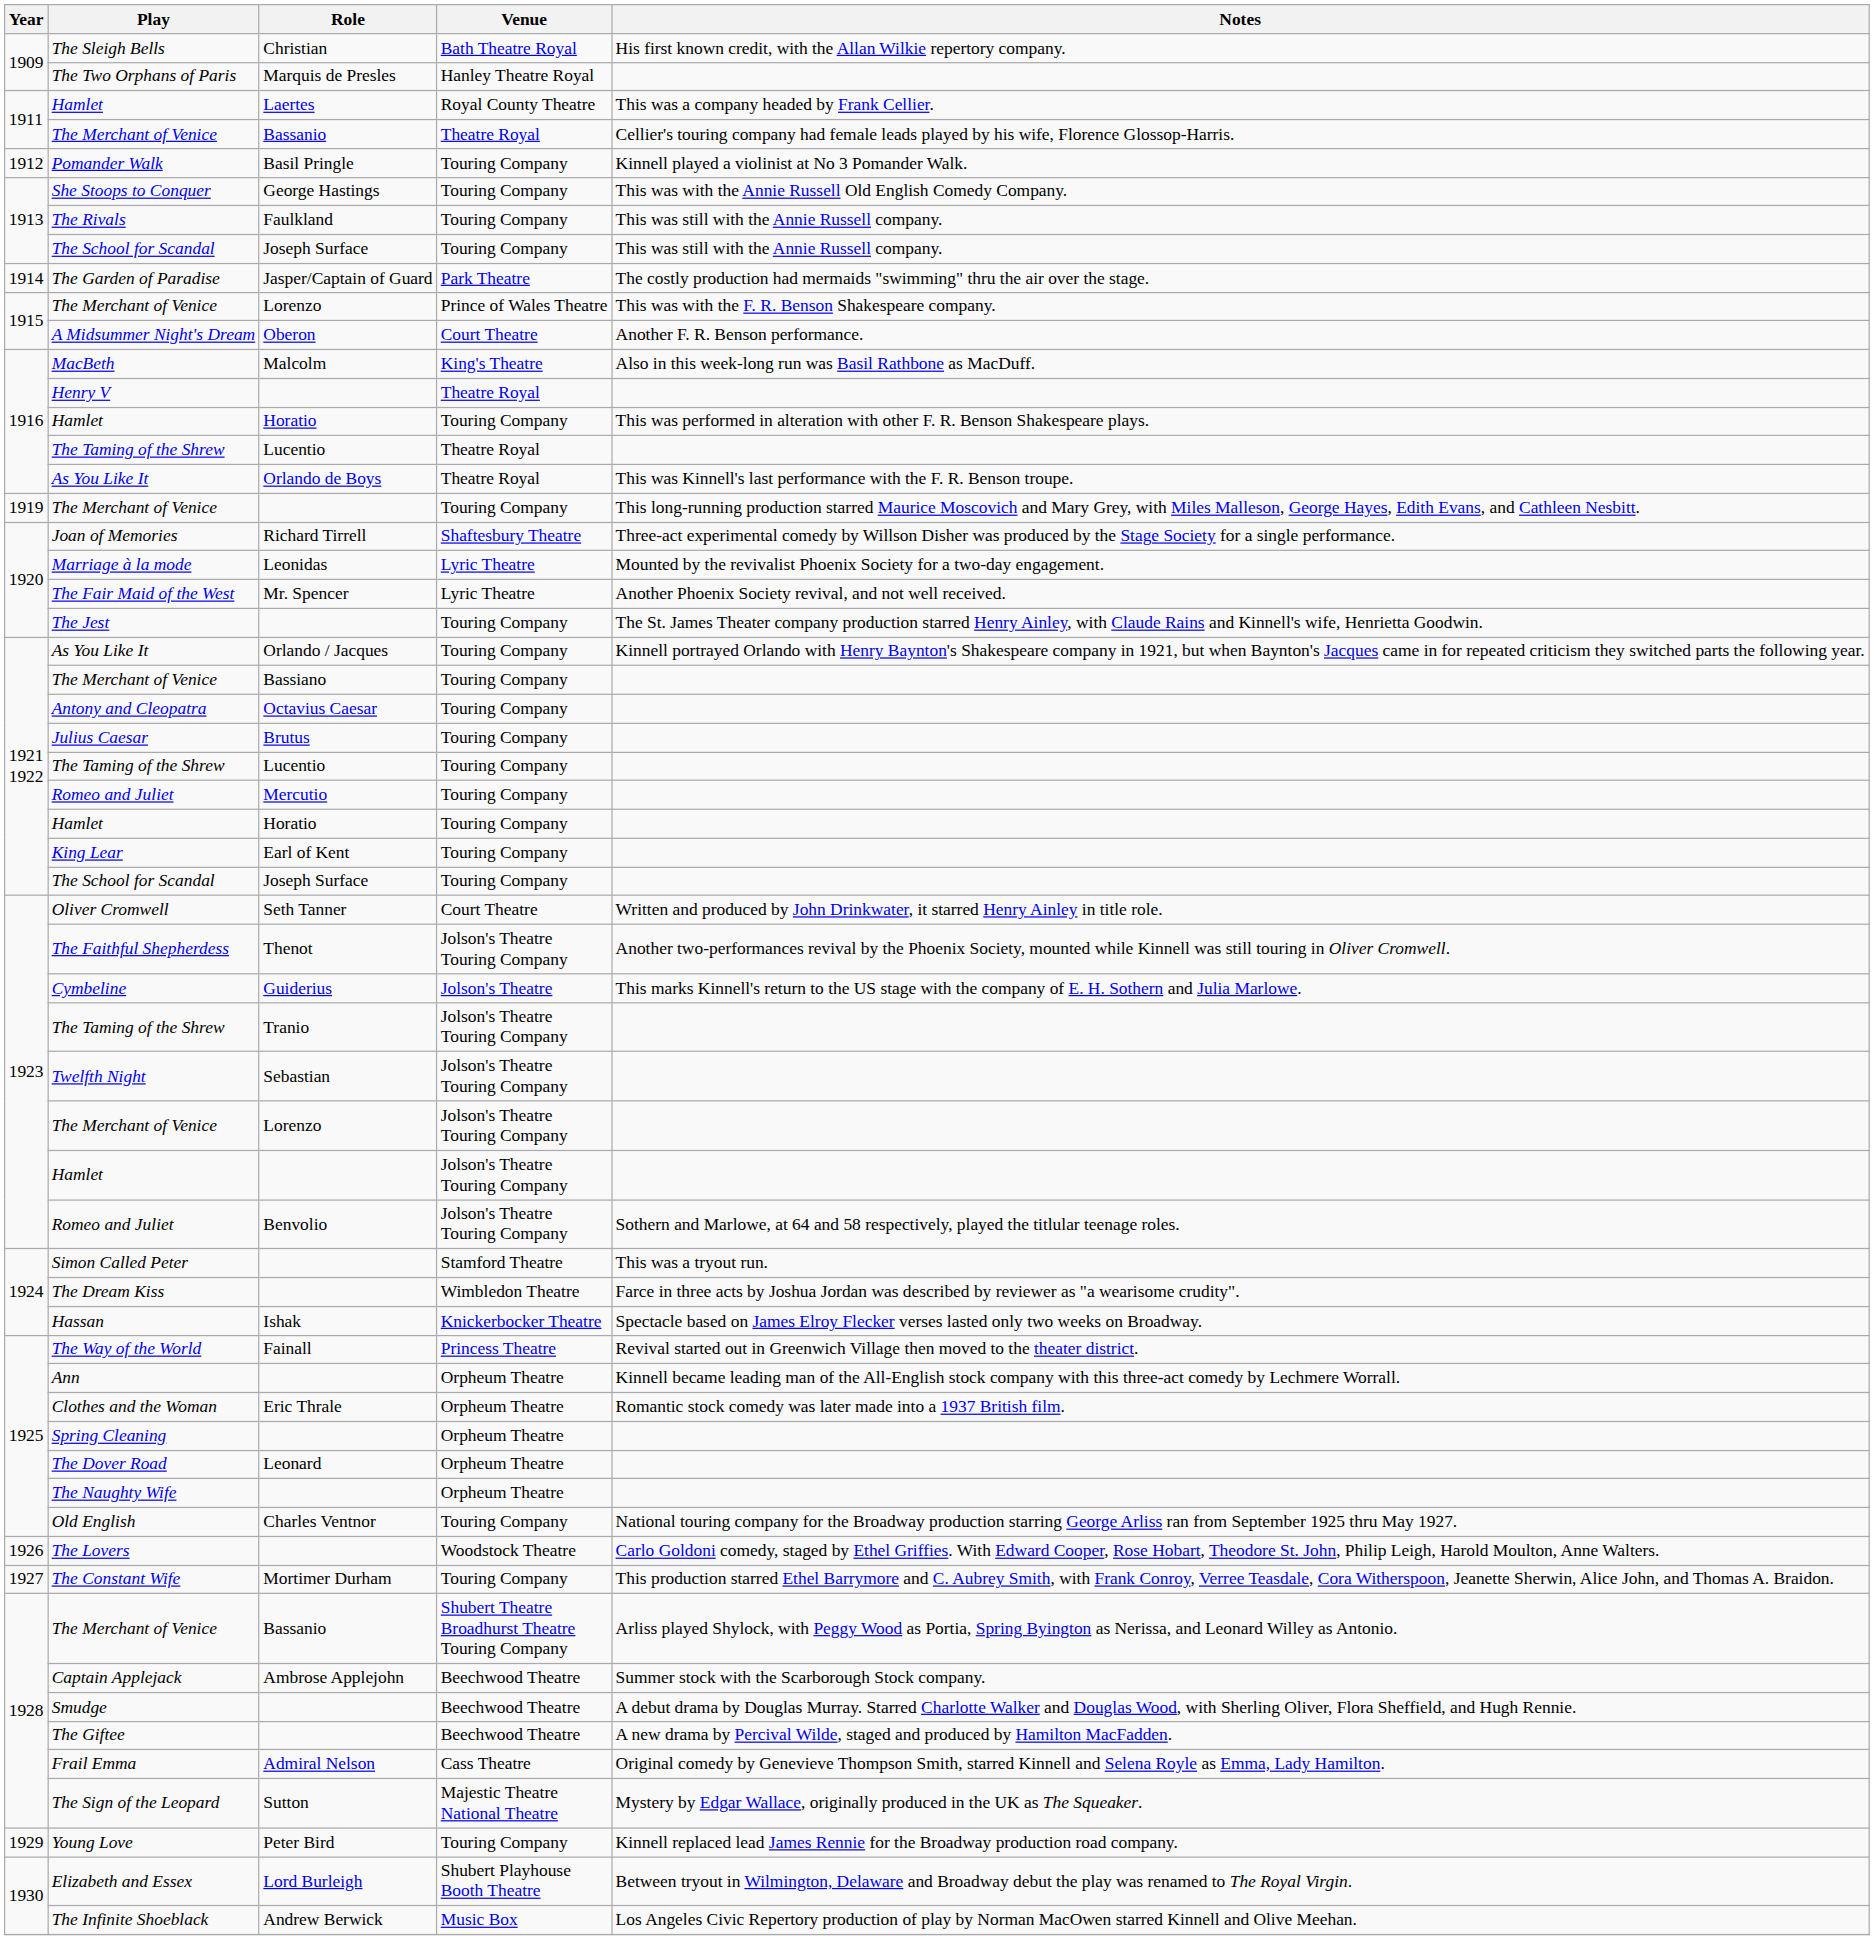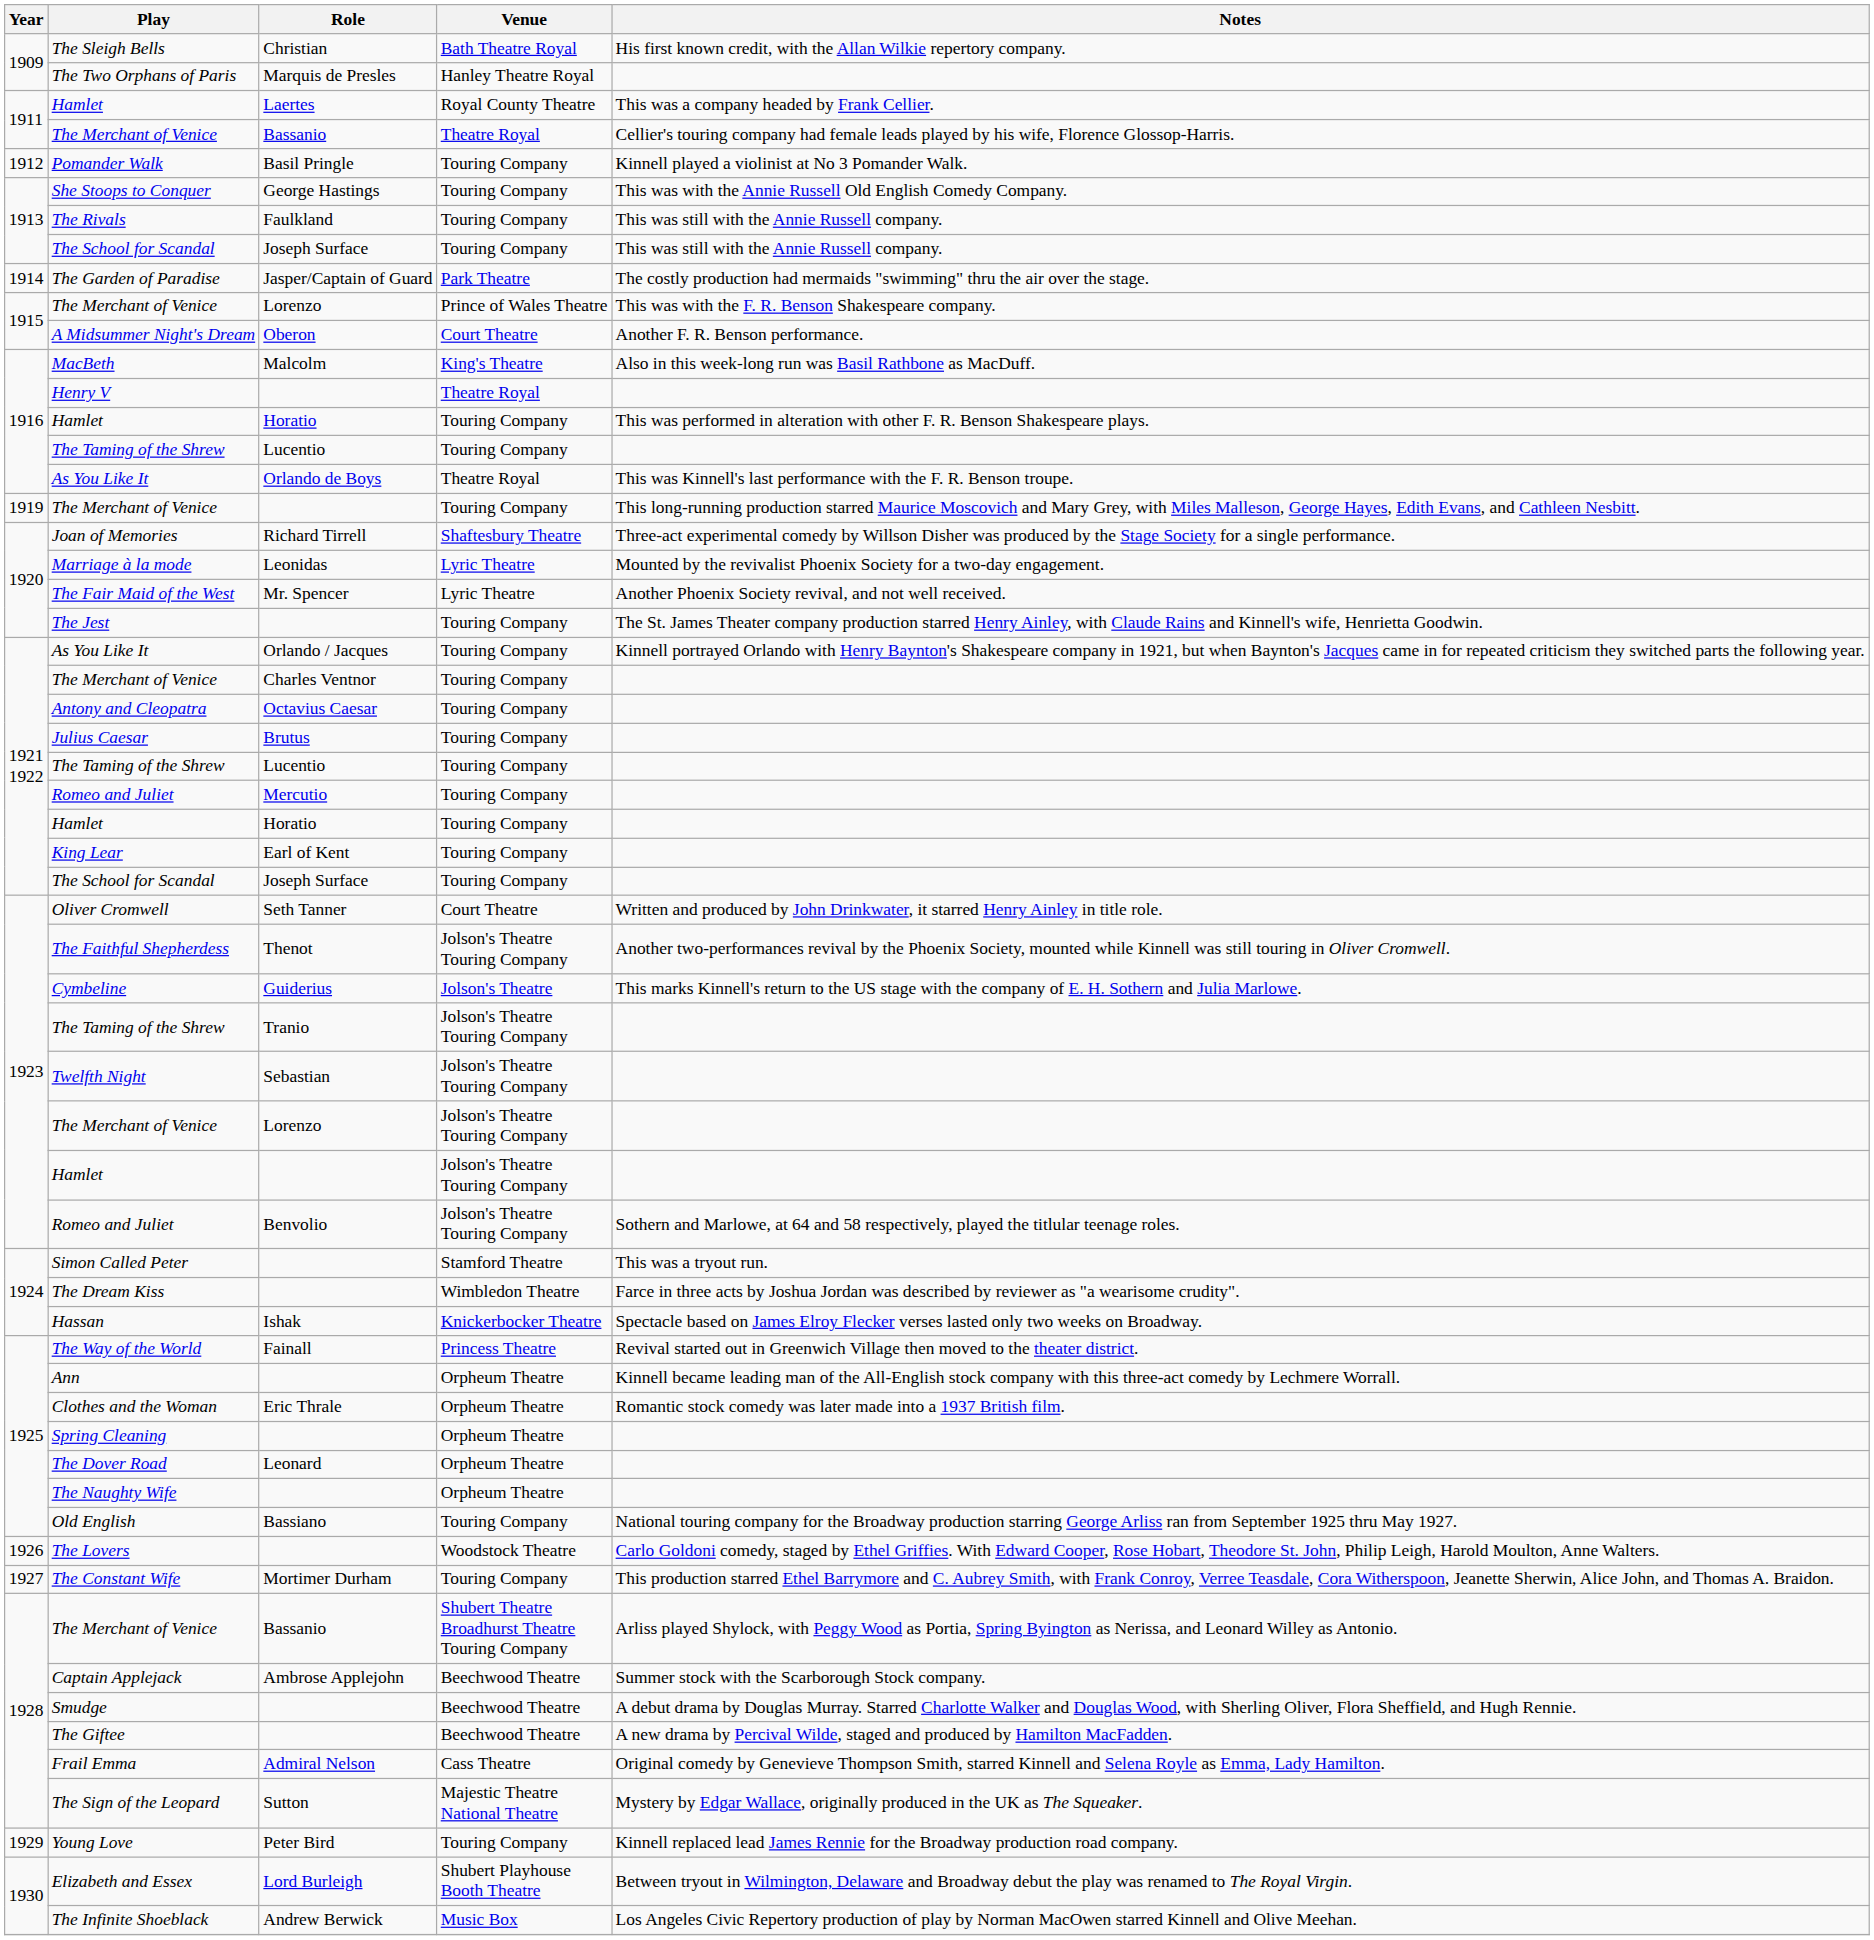(490, 450) Theatre Royal -> (504, 450) Touring Company
(295, 680) Bassiano -> (320, 680) Charles Ventnor
(320, 1522) Charles Ventnor -> (295, 1522) Bassiano
